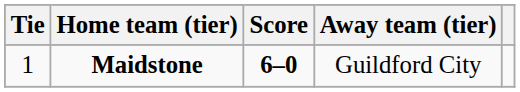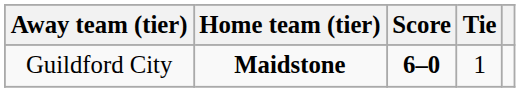columns swapped: (28, 24) <-> (408, 24)
